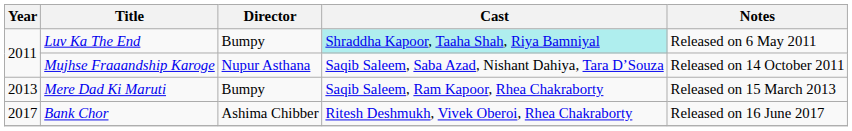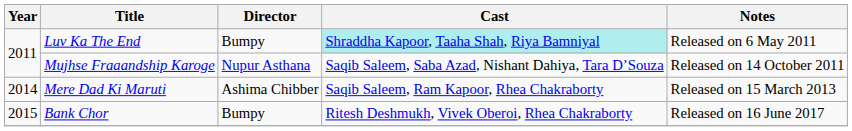(23, 89) 2013 -> (23, 89) 2014
(243, 89) Bumpy -> (270, 89) Ashima Chibber
(23, 114) 2017 -> (23, 114) 2015
(270, 114) Ashima Chibber -> (243, 114) Bumpy
